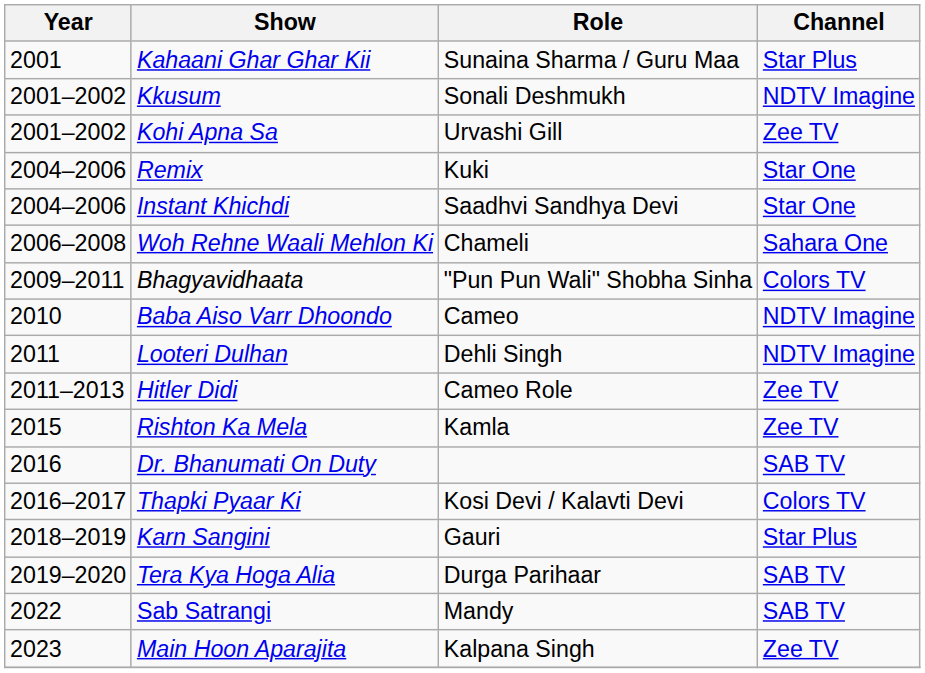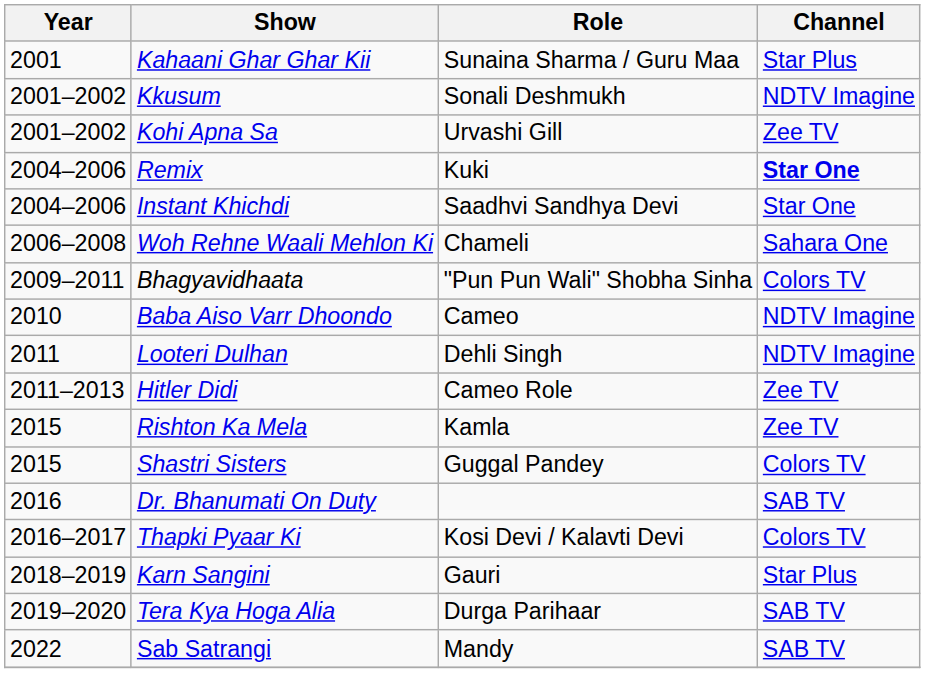(809, 170) normal -> (811, 170) bold
+ row: (212, 464)
- row: (242, 648)
